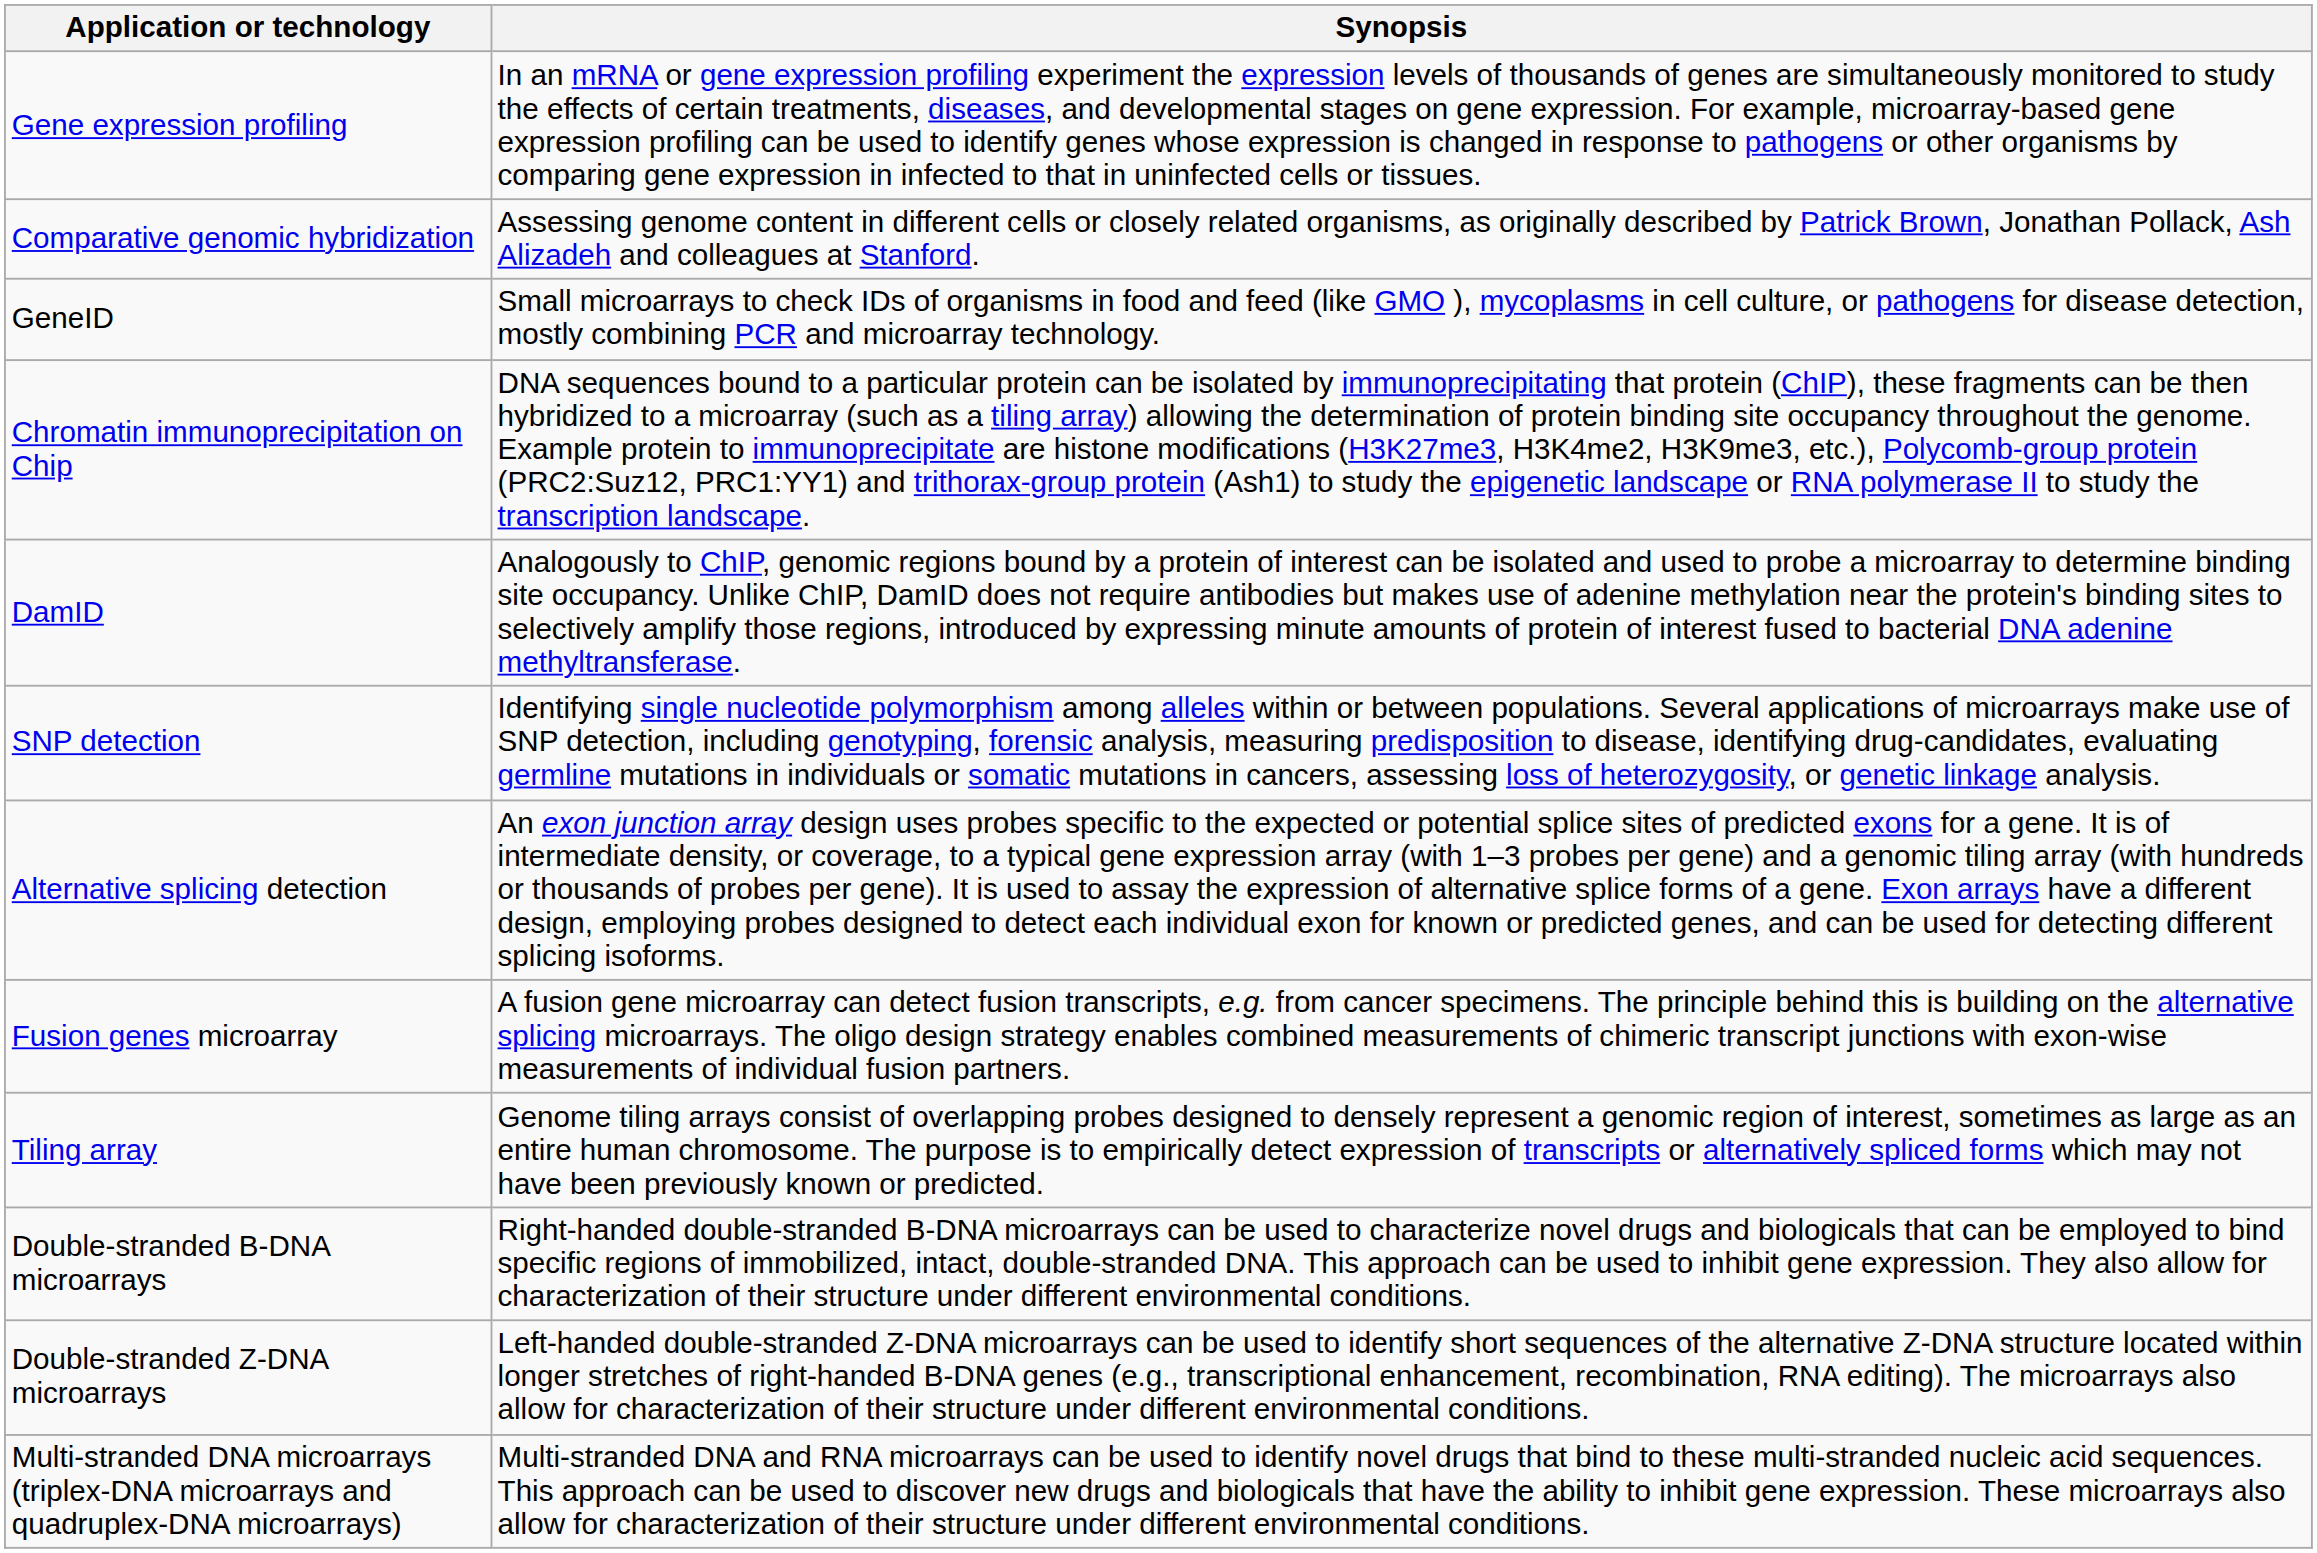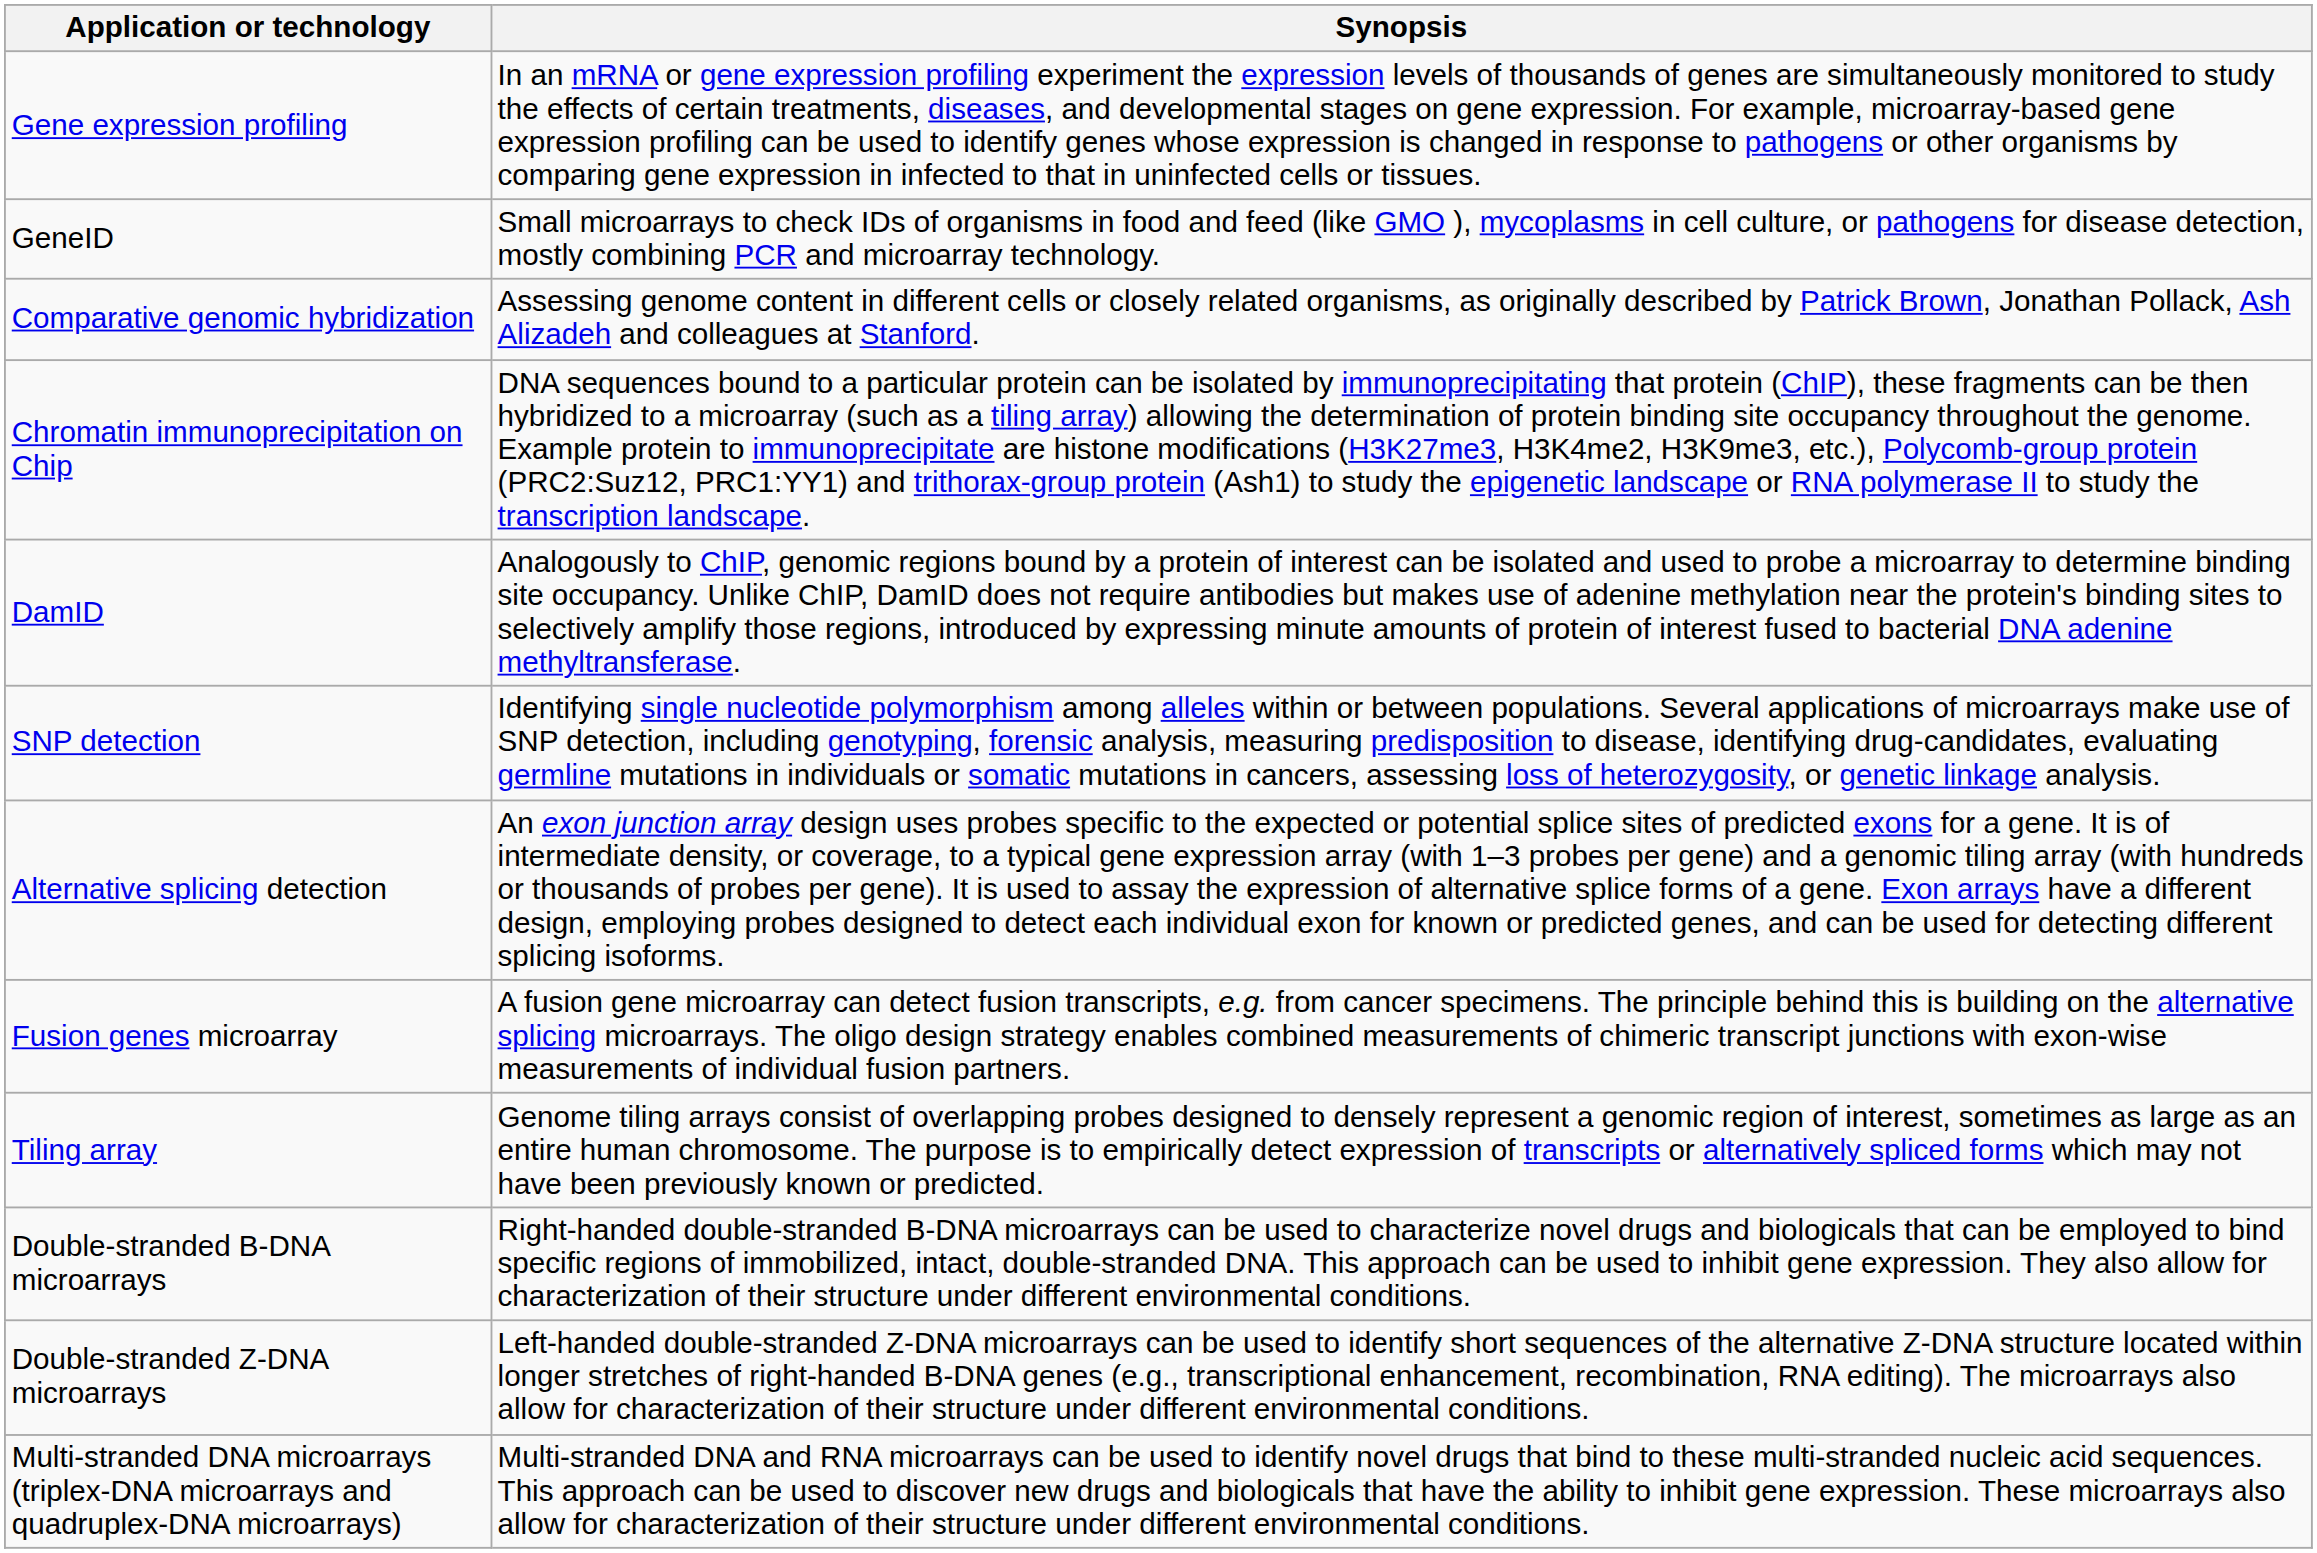rows swapped: (243, 238) <-> (63, 318)
